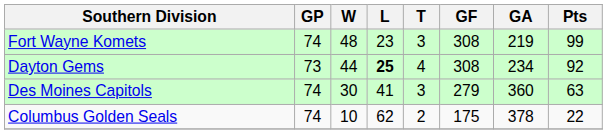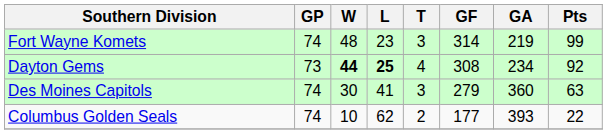(466, 41) 308 -> (466, 41) 314
(349, 66) normal -> (349, 66) bold
(466, 116) 175 -> (466, 116) 177
(521, 116) 378 -> (521, 116) 393
